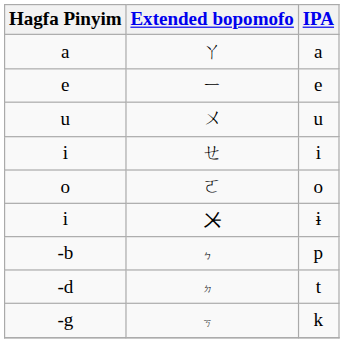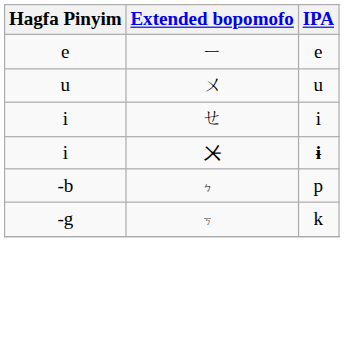- row: (212, 50)
- row: (212, 186)
(318, 219) normal -> (318, 152) bold
- row: (212, 286)
